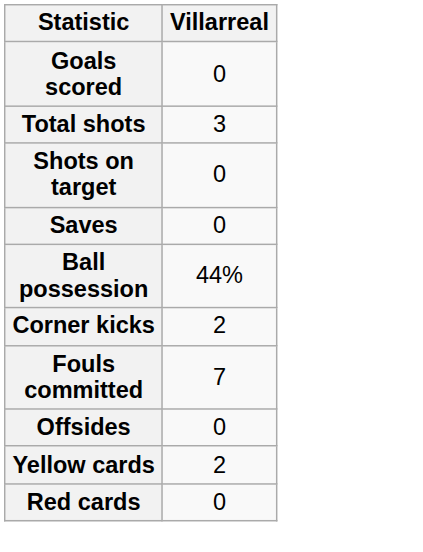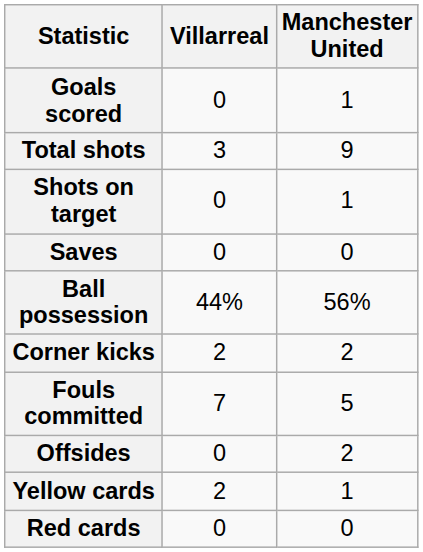+ column: (347, 36)
